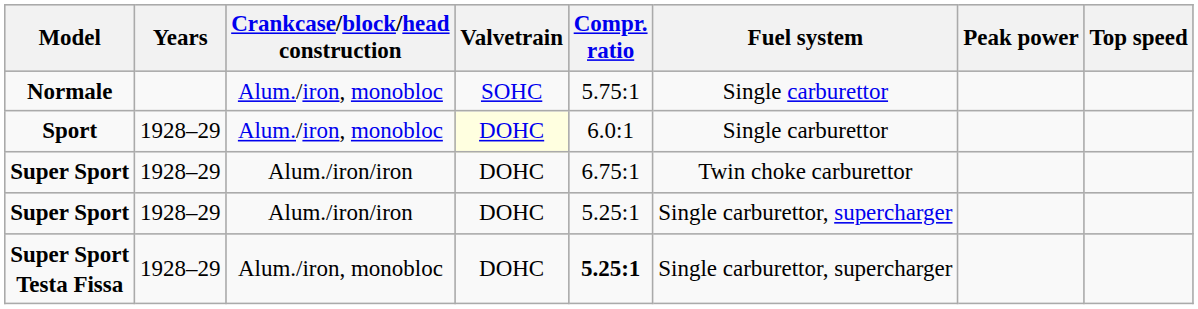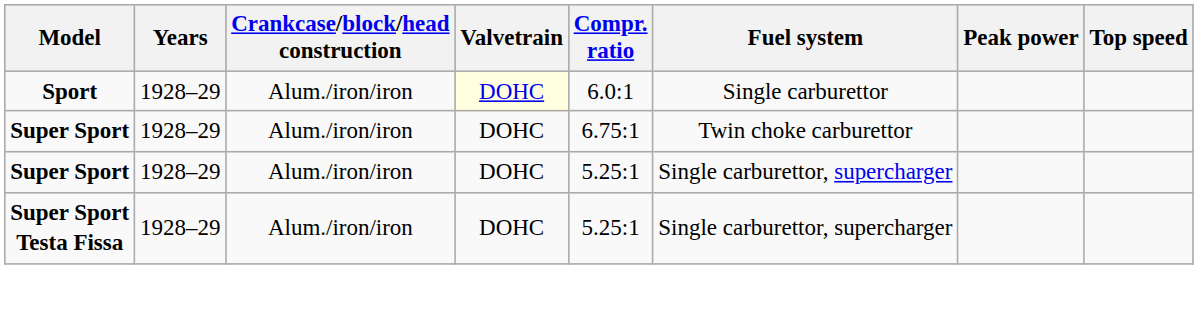- row: (70, 90)
(340, 131) Alum./iron, monobloc -> (340, 90) Alum./iron/iron
(340, 267) Alum./iron, monobloc -> (340, 227) Alum./iron/iron
(611, 267) bold -> (611, 227) normal
